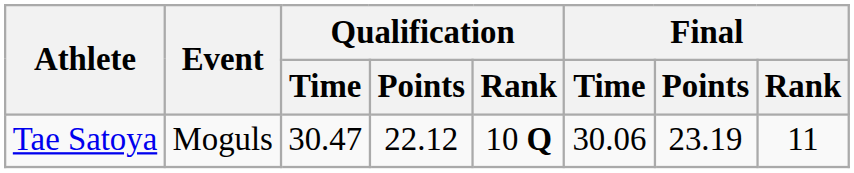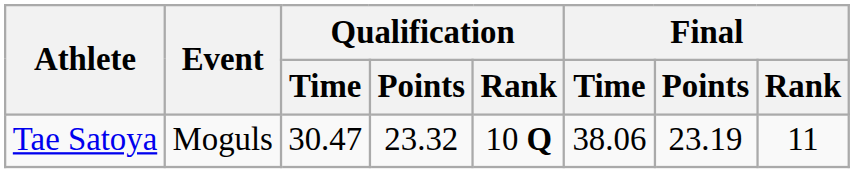(421, 140) 22.12 -> (421, 140) 23.32
(609, 140) 30.06 -> (609, 140) 38.06
